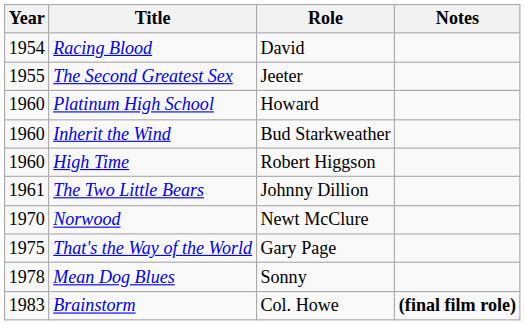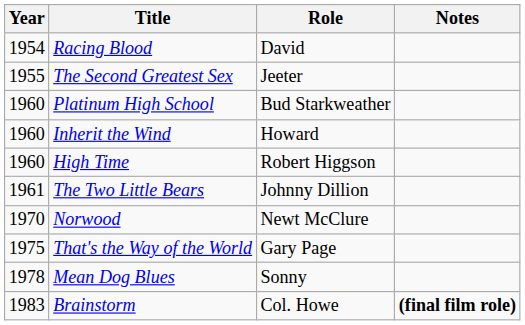(290, 104) Howard -> (325, 104) Bud Starkweather
(325, 133) Bud Starkweather -> (290, 133) Howard
